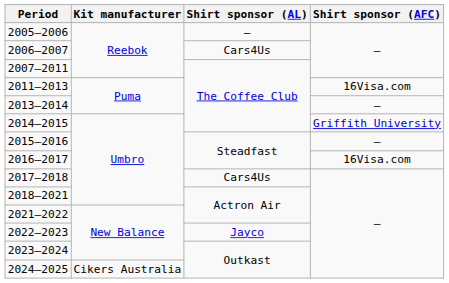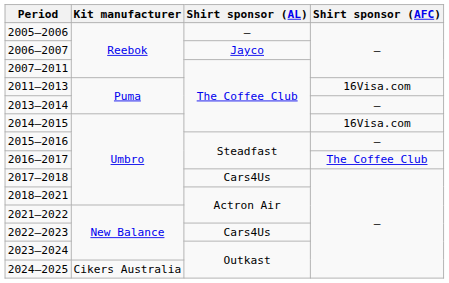(247, 50) Cars4Us -> (247, 50) Jayco
(377, 123) Griffith University -> (377, 123) 16Visa.com
(377, 159) 16Visa.com -> (377, 159) The Coffee Club
(247, 232) Jayco -> (247, 232) Cars4Us
